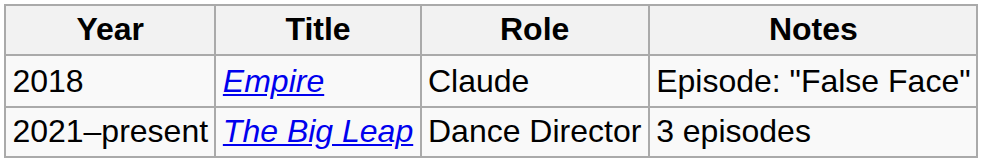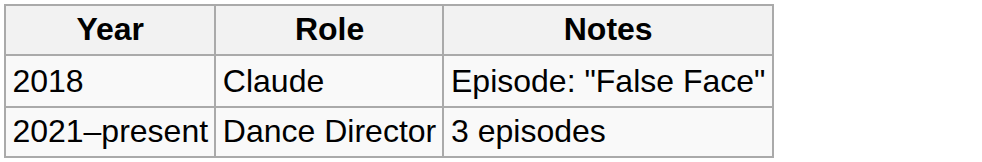- column: (318, 29)
